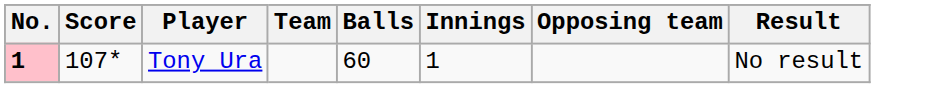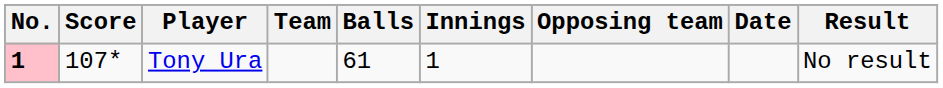+ column: (763, 25)
(357, 63) 60 -> (357, 63) 61
